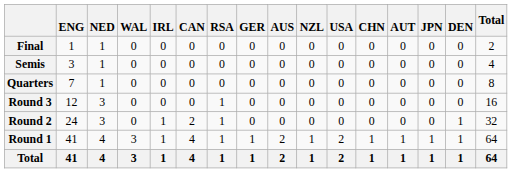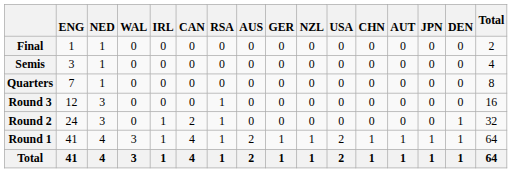columns swapped: (252, 27) <-> (282, 27)
